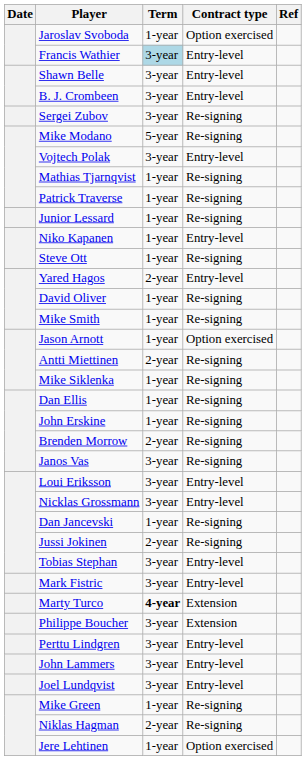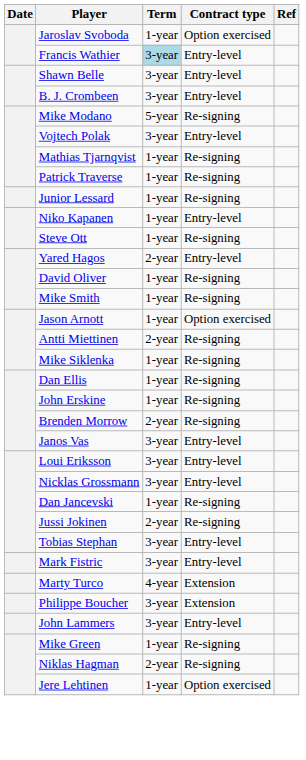- row: (73, 116)
(214, 461) Re-signing -> (213, 440) Entry-level
(163, 603) bold -> (162, 583) normal
- row: (79, 643)
- row: (77, 684)
